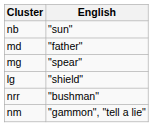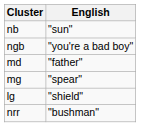+ row: (16, 46)
- row: (14, 113)
